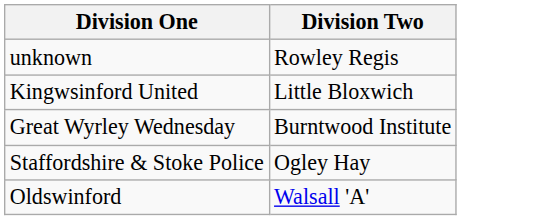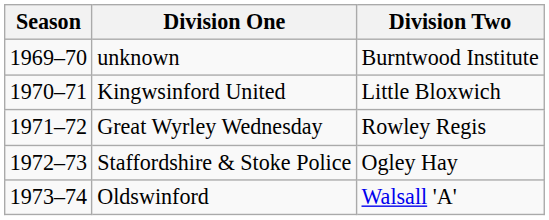+ column: (48, 22)
(336, 57) Rowley Regis -> (450, 57) Burntwood Institute
(363, 127) Burntwood Institute -> (424, 127) Rowley Regis
